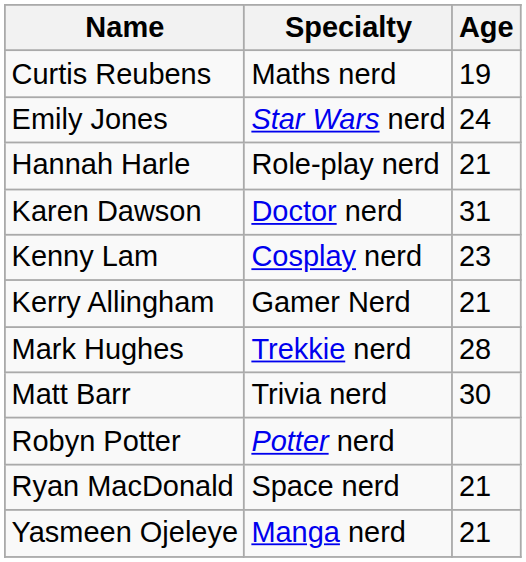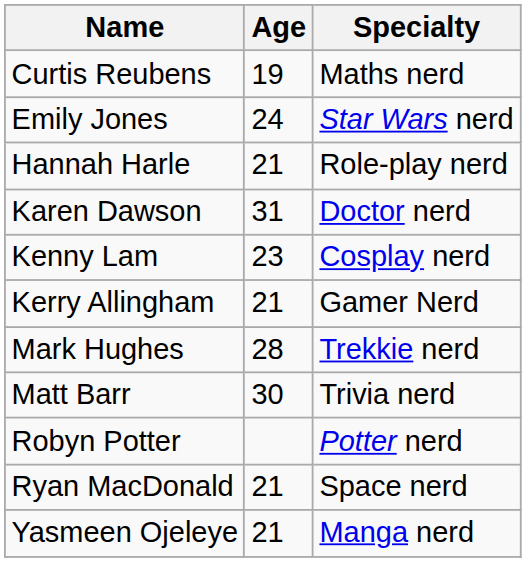columns swapped: (486, 27) <-> (348, 27)
